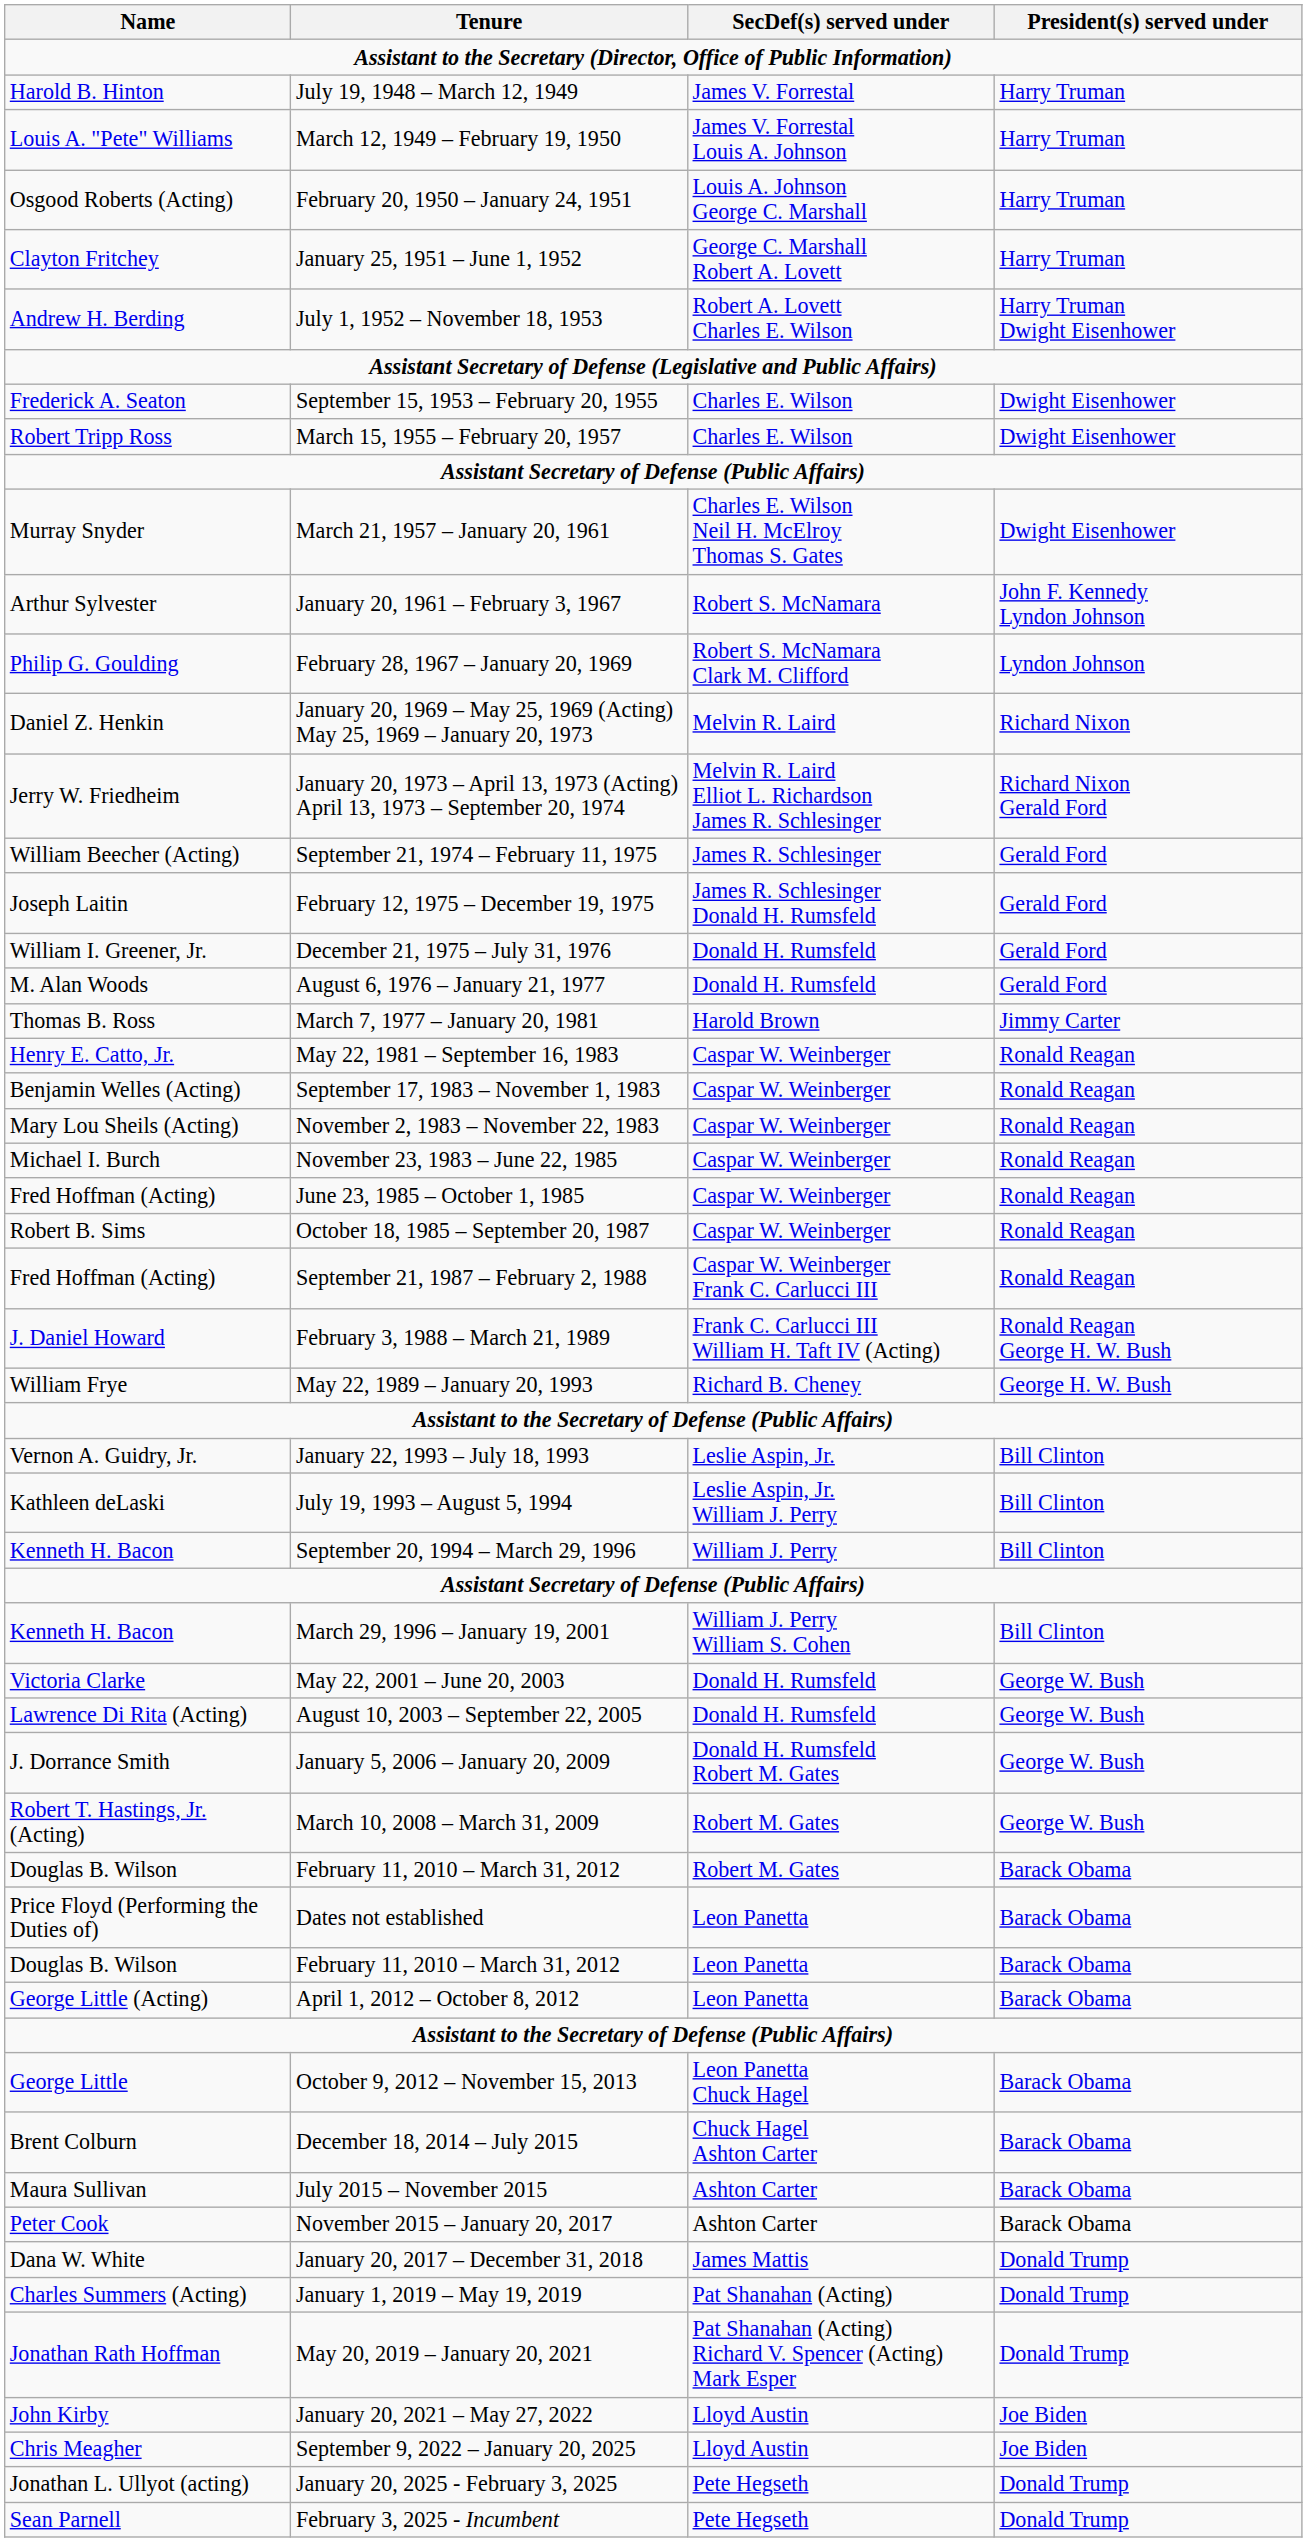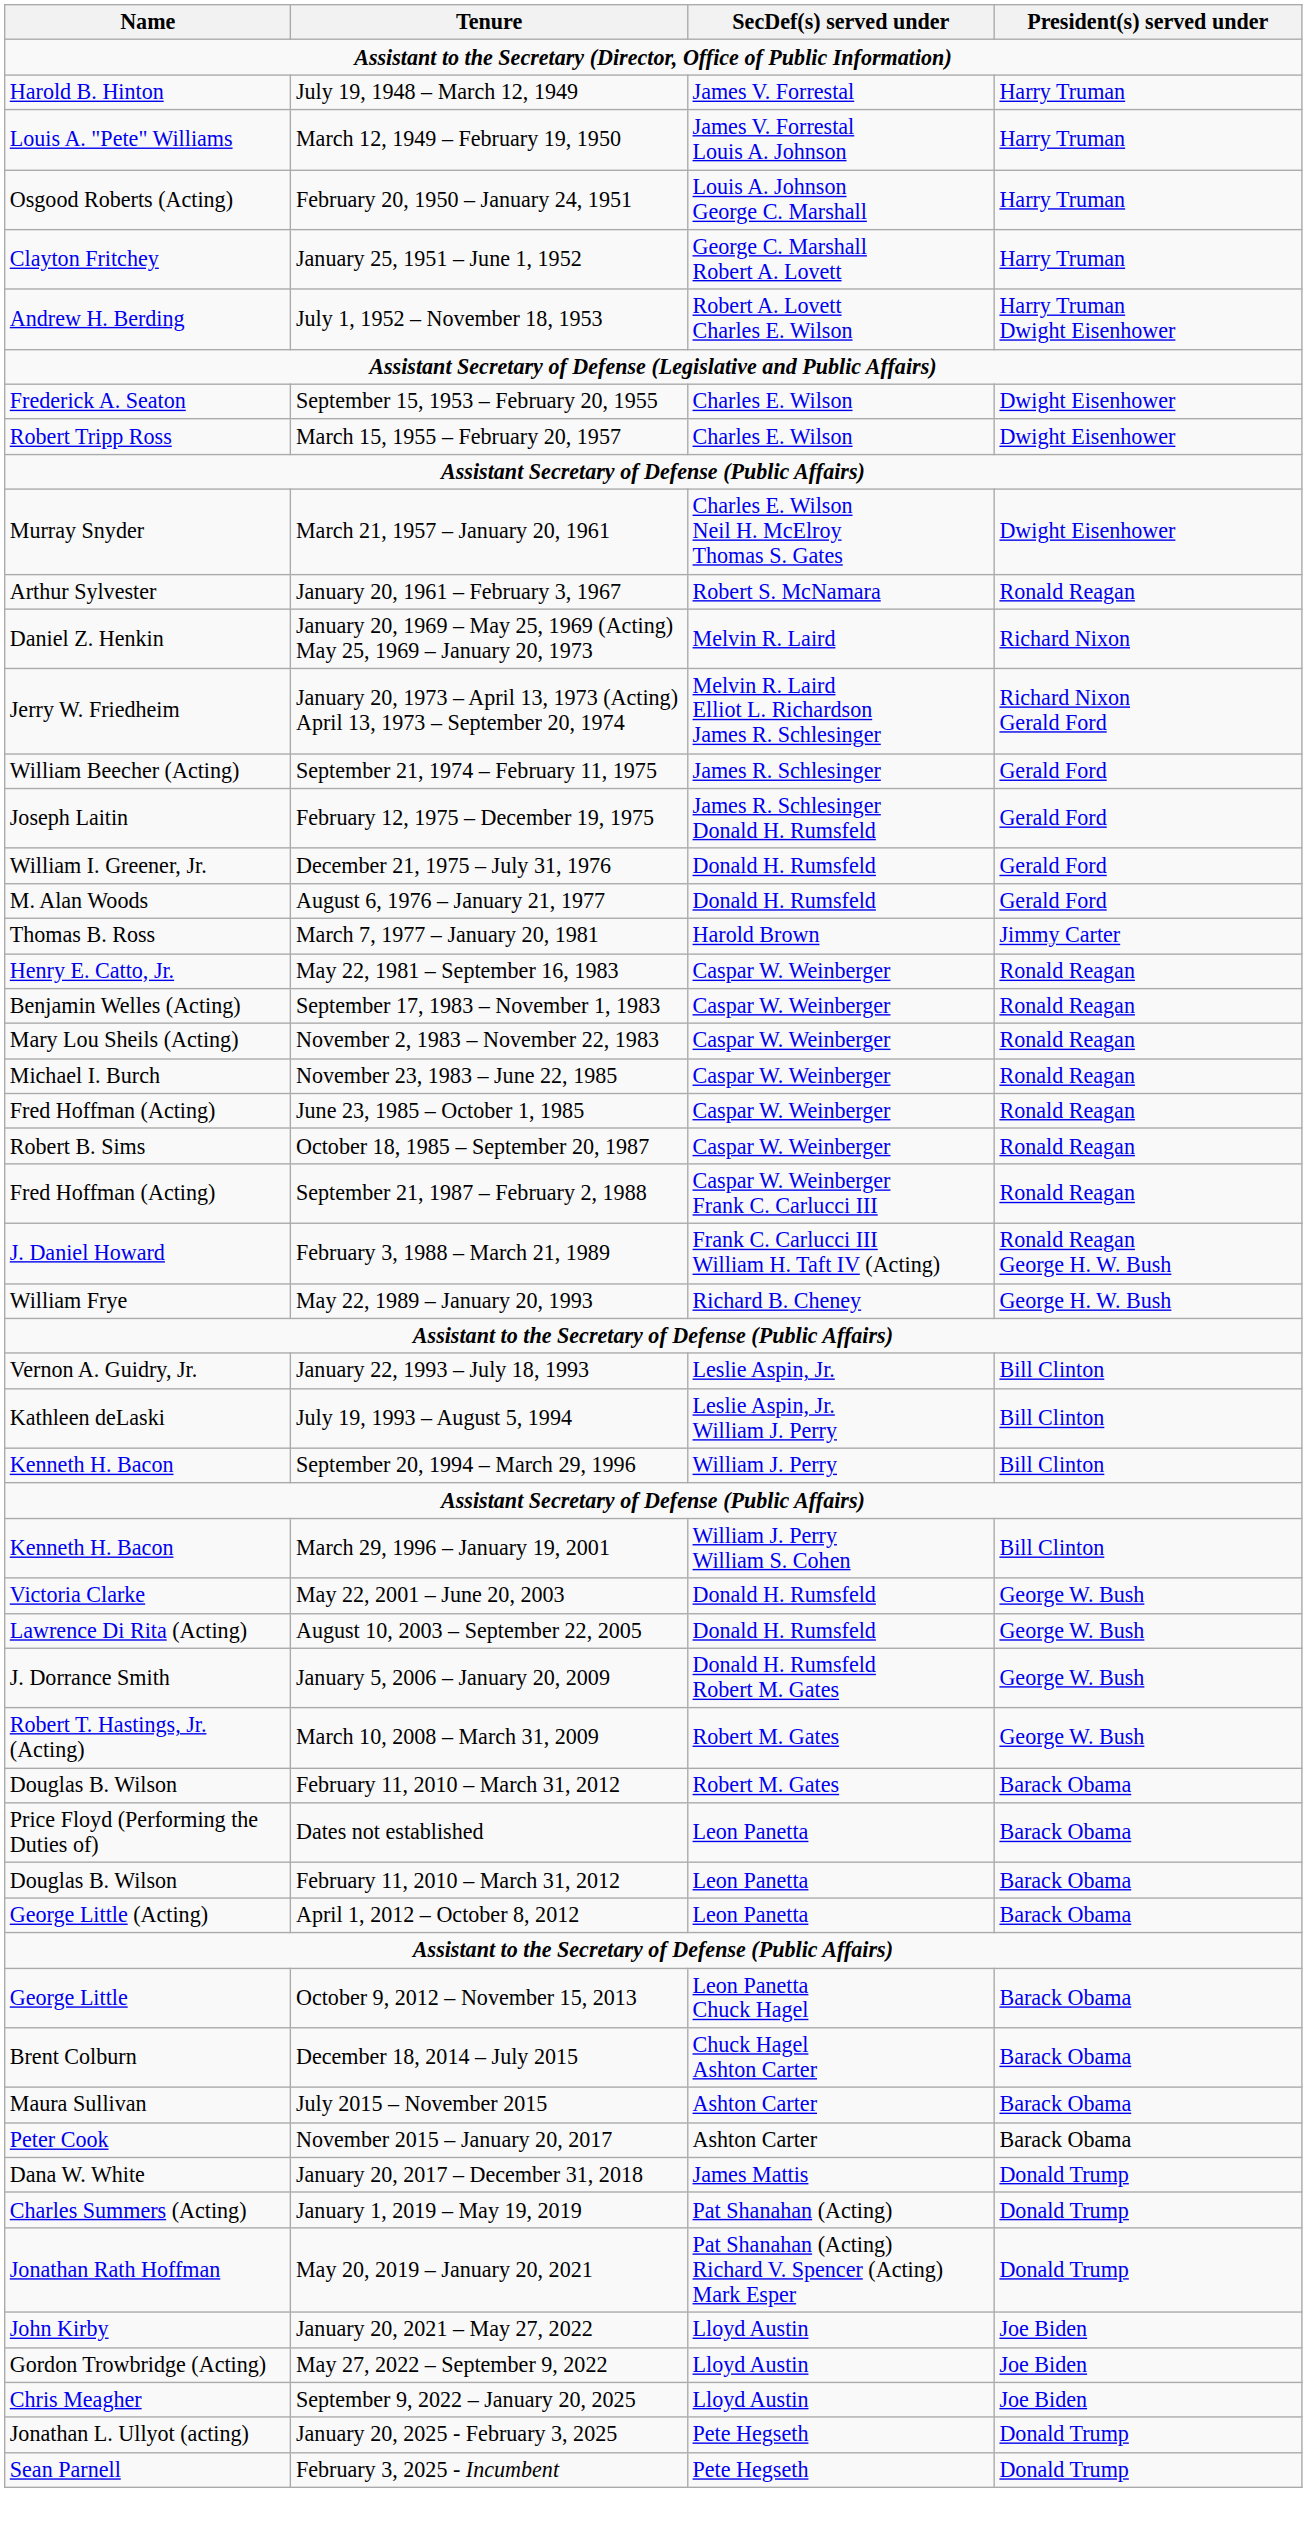(1074, 603) John F. Kennedy Lyndon Johnson -> (1067, 591) Ronald Reagan
- row: (464, 663)
+ row: (452, 2364)
